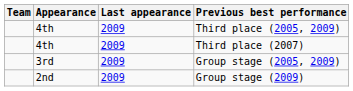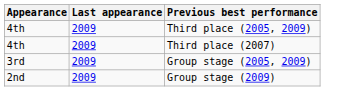- column: (19, 13)
